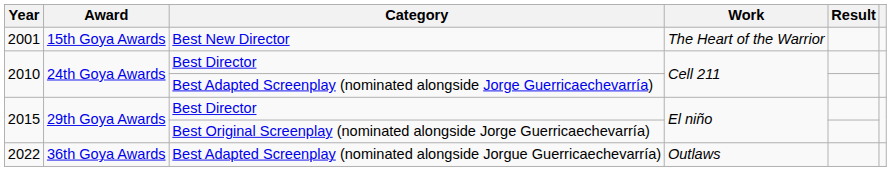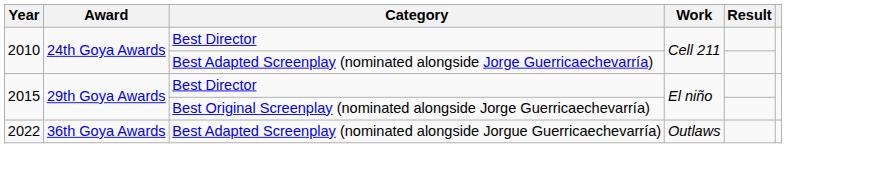- row: (24, 39)
